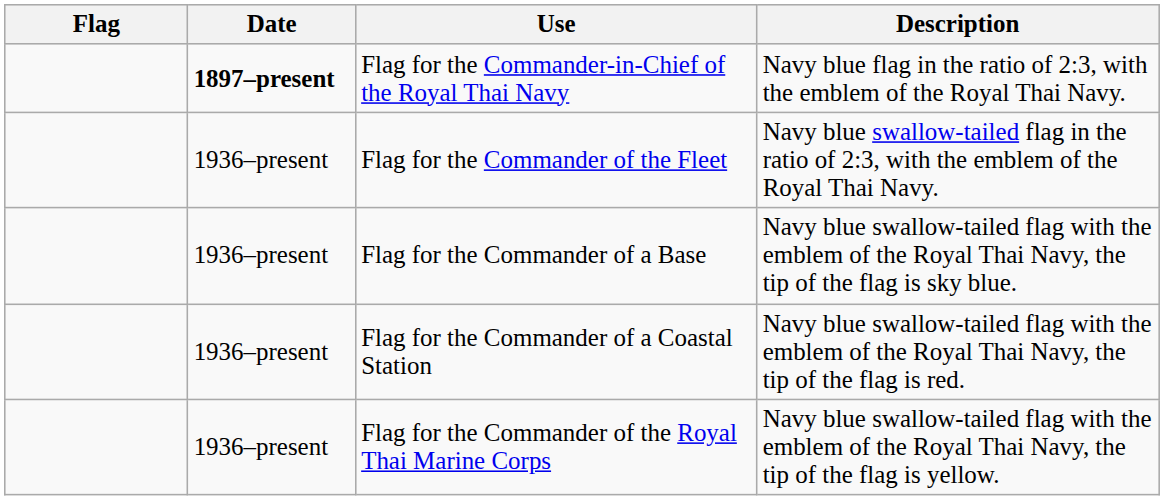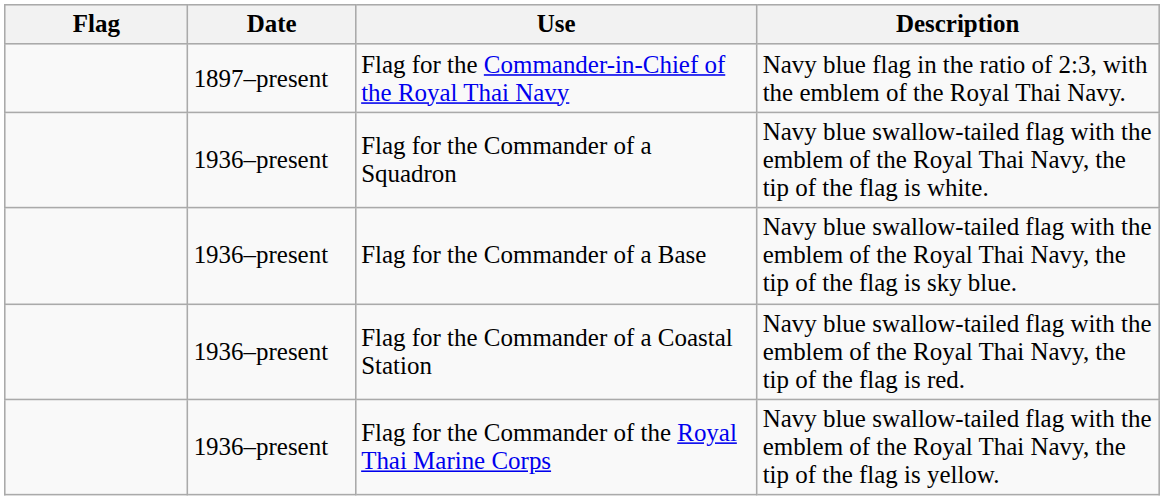(264, 77) bold -> (261, 77) normal
- row: (544, 159)
+ row: (506, 159)
